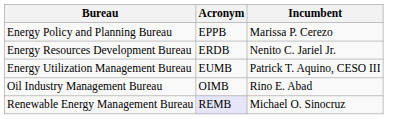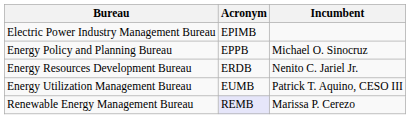+ row: (111, 31)
(291, 31) Marissa P. Cerezo -> (320, 50) Michael O. Sinocruz
- row: (85, 86)
(298, 104) Michael O. Sinocruz -> (314, 104) Marissa P. Cerezo
